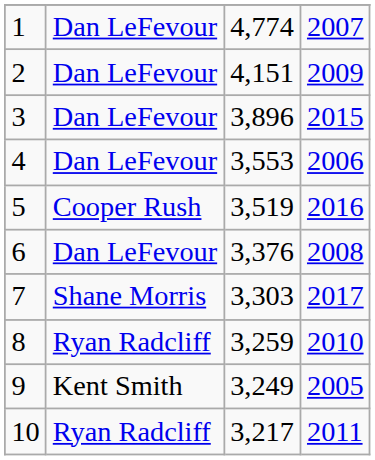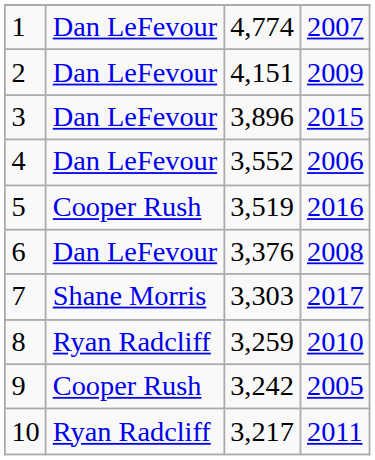(262, 161) 3,553 -> (262, 161) 3,552
(118, 386) Kent Smith -> (127, 386) Cooper Rush
(262, 386) 3,249 -> (262, 386) 3,242
